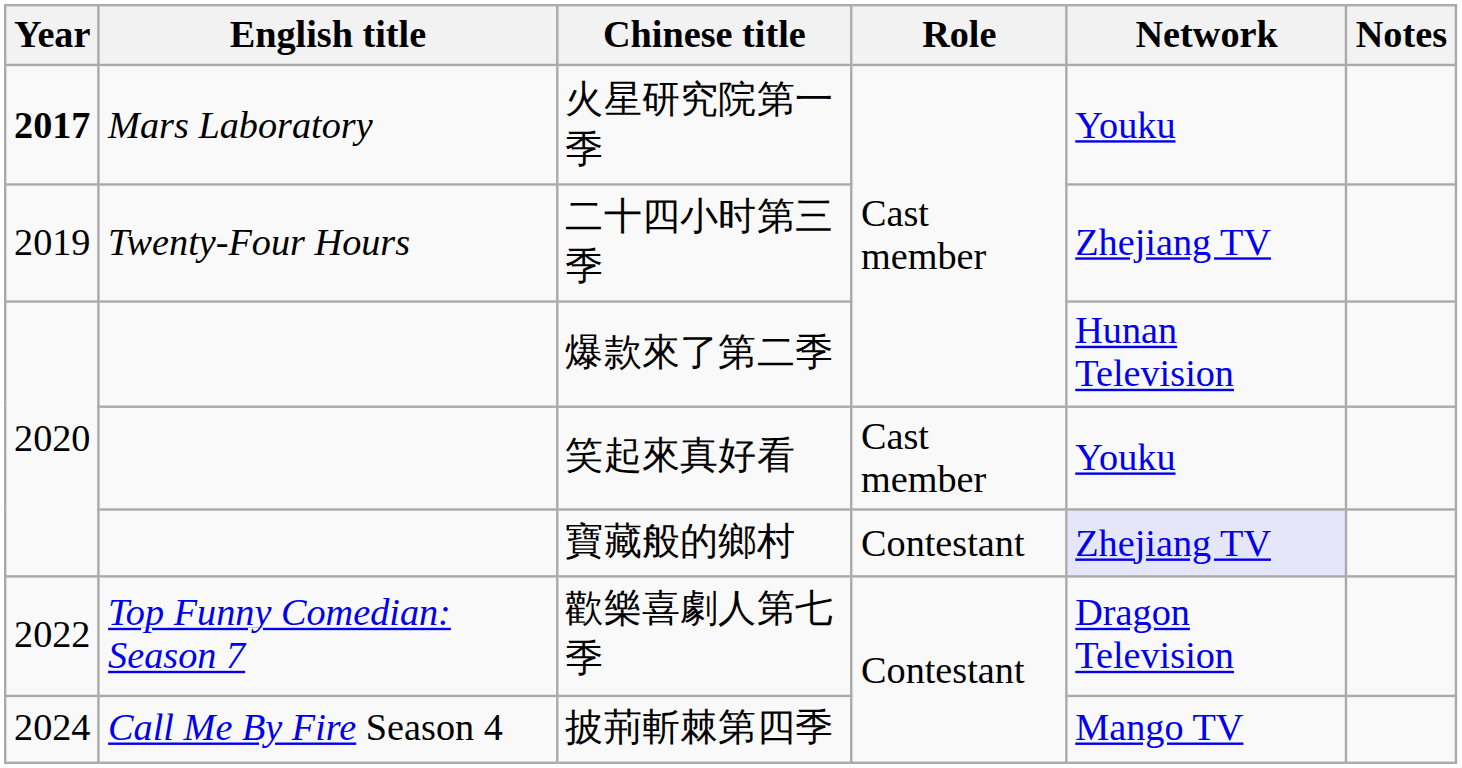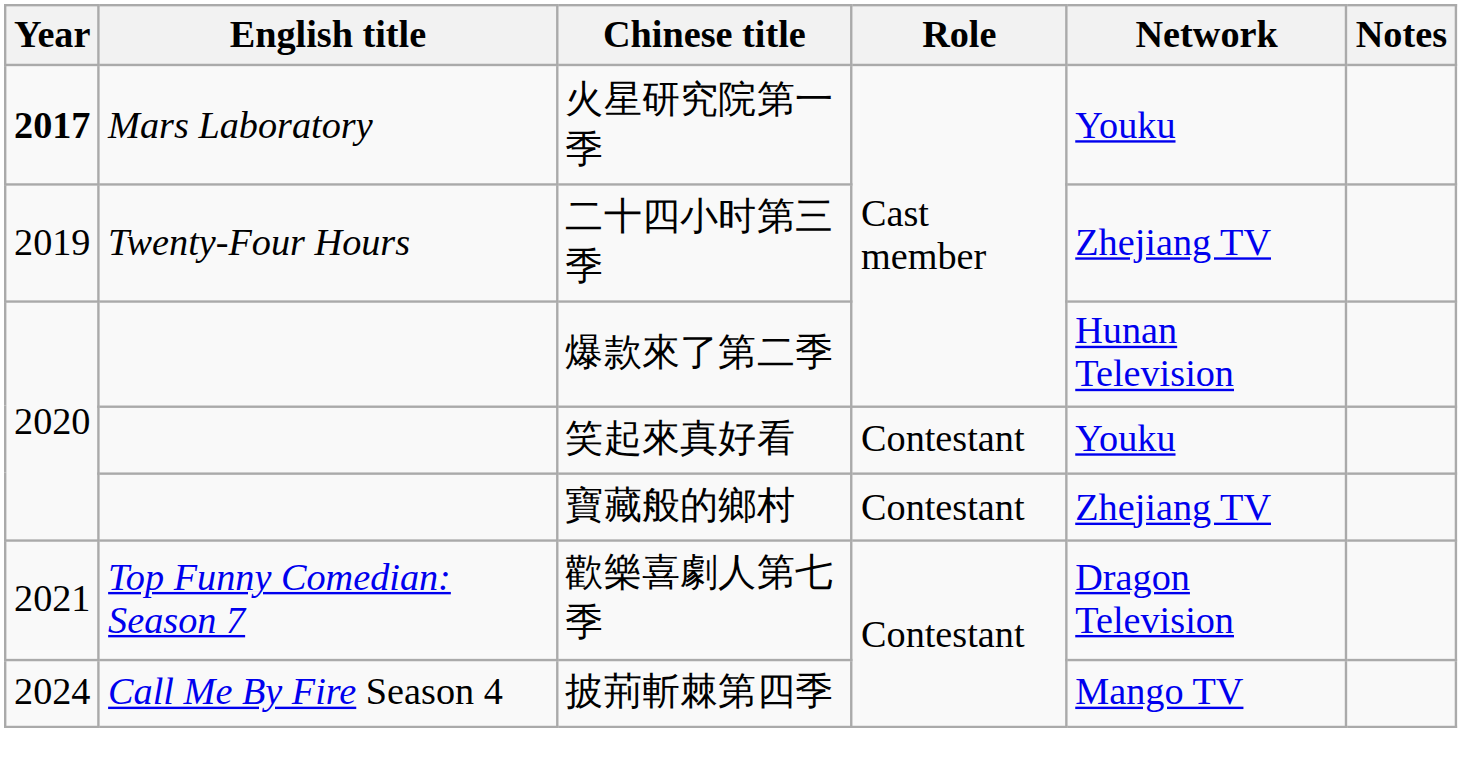(924, 456) Cast member -> (943, 438) Contestant
(1173, 542) lavender background -> (1173, 506) no background
(52, 635) 2022 -> (52, 599) 2021
